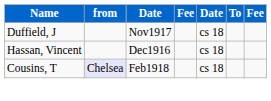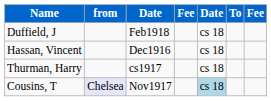(150, 31) Nov1917 -> (149, 31) Feb1918
+ row: (44, 68)
(149, 68) Feb1918 -> (150, 86) Nov1917
(211, 68) no background -> (212, 86) lightblue background
